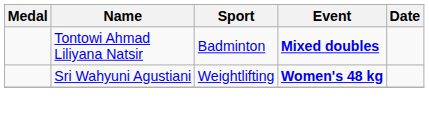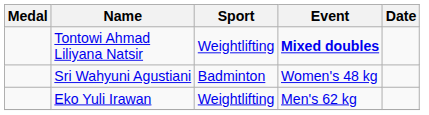(232, 46) Badminton -> (236, 46) Weightlifting
(236, 76) Weightlifting -> (232, 76) Badminton
(332, 76) bold -> (329, 76) normal
+ row: (103, 99)
